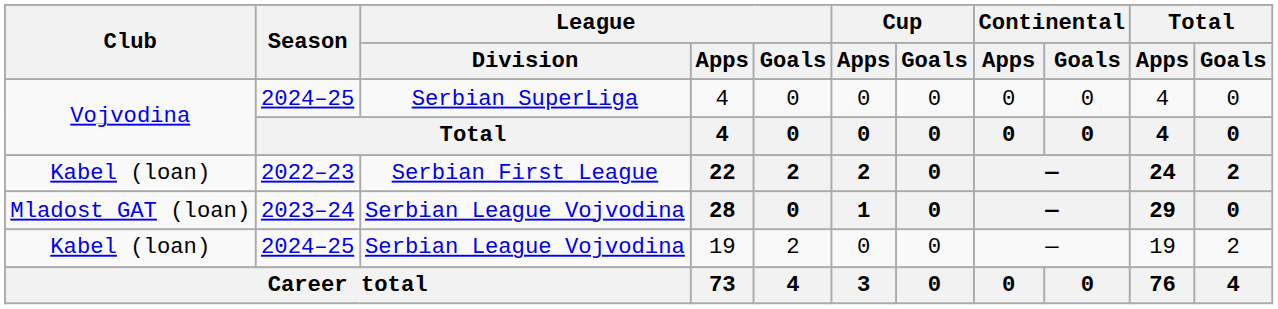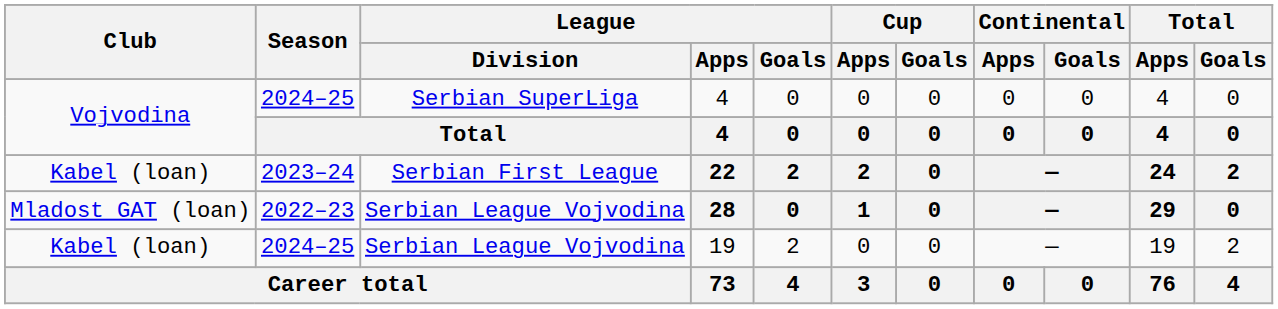(308, 173) 2022–23 -> (308, 173) 2023–24
(308, 210) 2023–24 -> (308, 210) 2022–23
